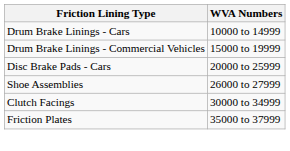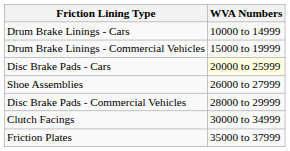(245, 66) no background -> (245, 66) lightyellow background
+ row: (97, 102)
